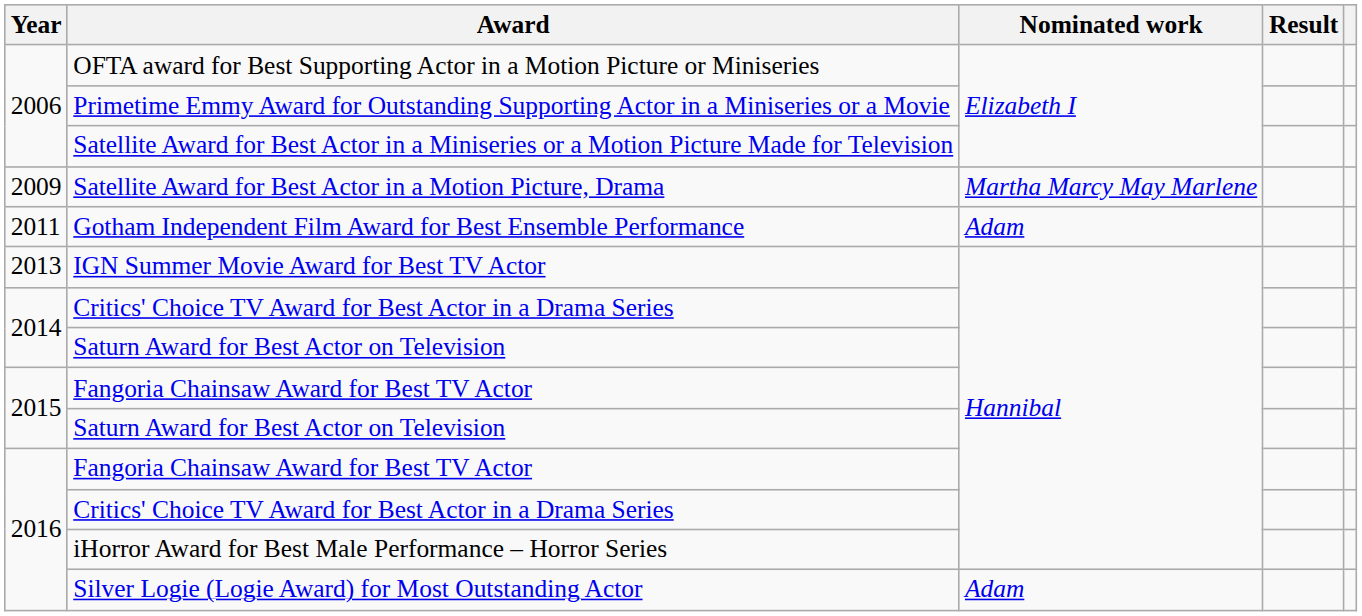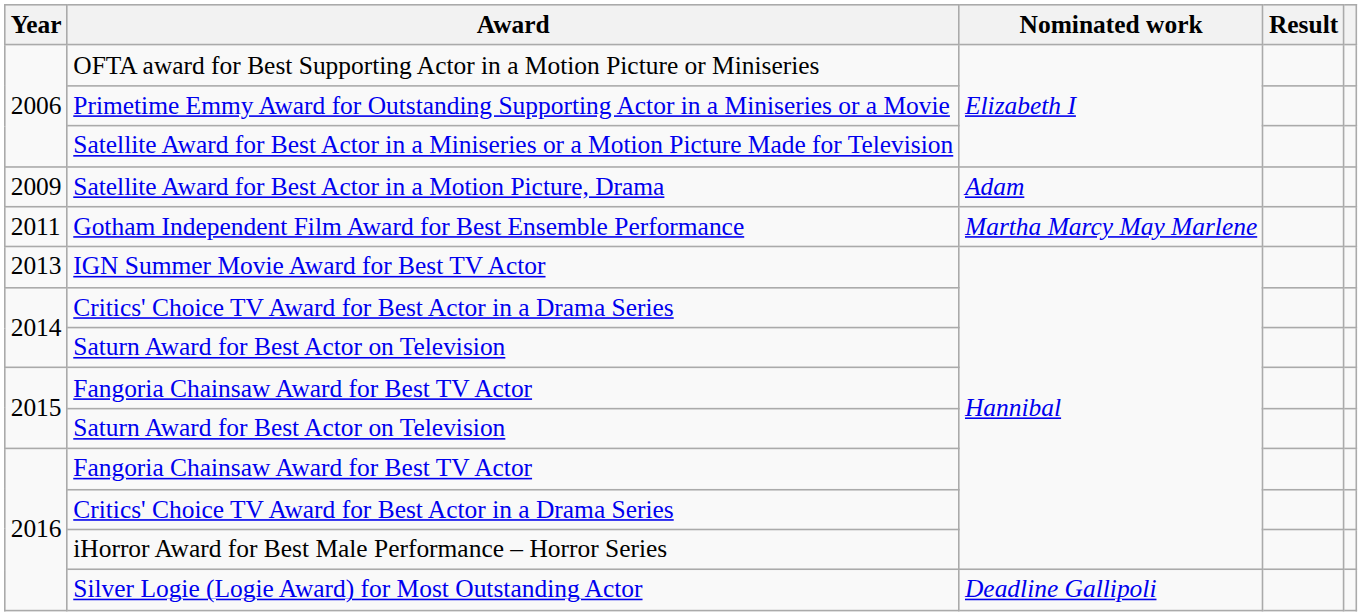(1111, 186) Martha Marcy May Marlene -> (995, 186) Adam
(995, 226) Adam -> (1111, 226) Martha Marcy May Marlene
(995, 589) Adam -> (1061, 589) Deadline Gallipoli
